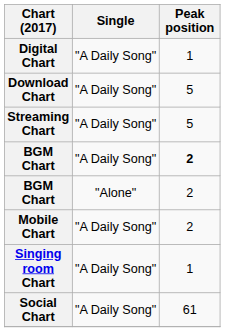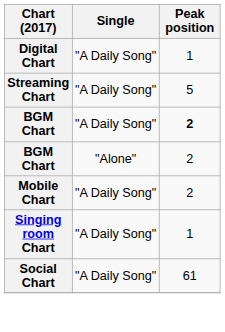- row: (38, 90)
